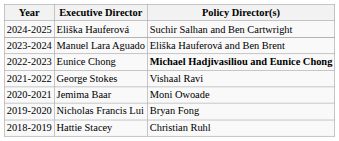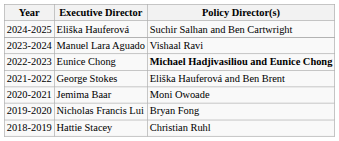(217, 45) Eliška Hauferová and Ben Brent -> (176, 45) Vishaal Ravi
(176, 78) Vishaal Ravi -> (217, 78) Eliška Hauferová and Ben Brent
